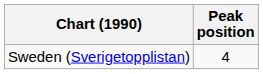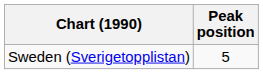(226, 56) 4 -> (226, 56) 5
